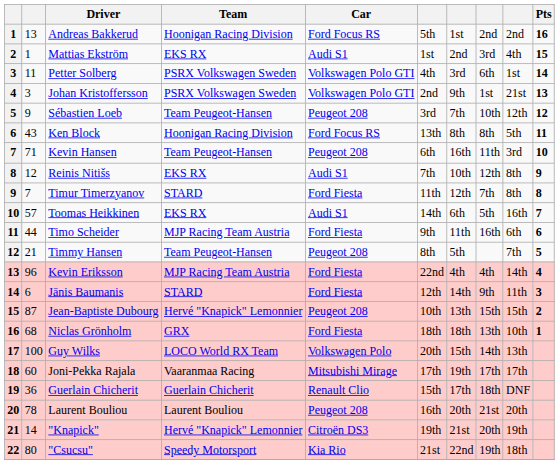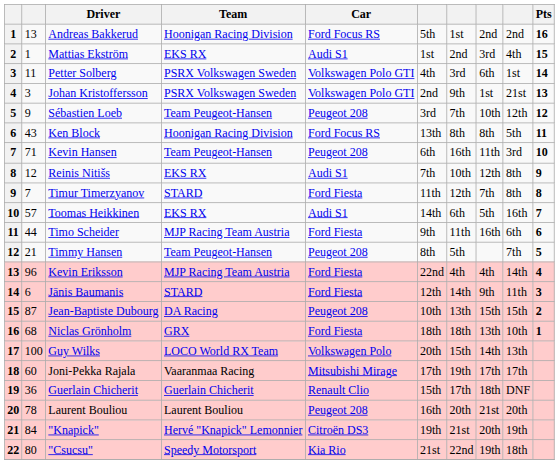(233, 311) Hervé "Knapick" Lemonnier -> (191, 311) DA Racing
(31, 430) 14 -> (31, 430) 84
